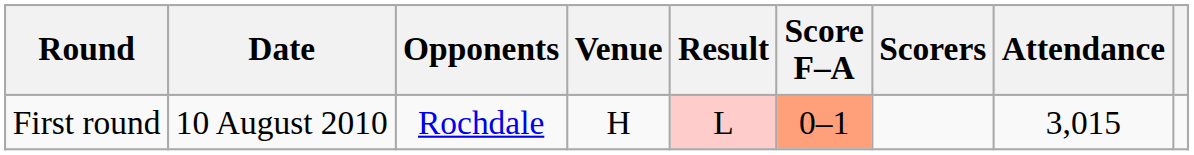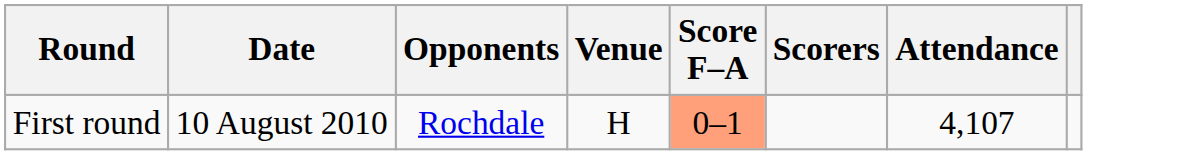- column: (724, 49)
(1083, 121) 3,015 -> (977, 121) 4,107
